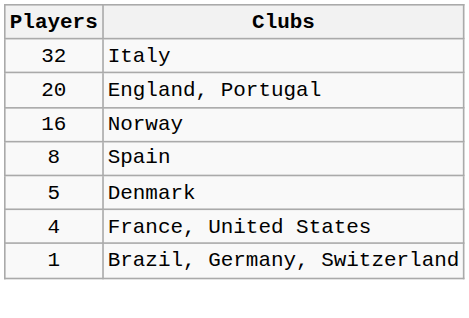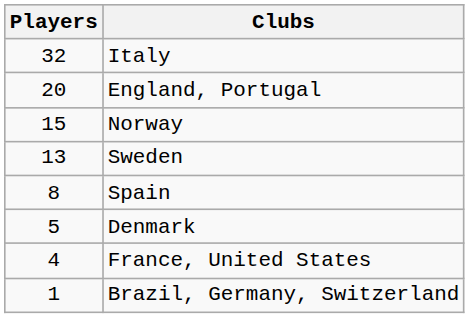(54, 124) 16 -> (54, 124) 15
+ row: (145, 158)
